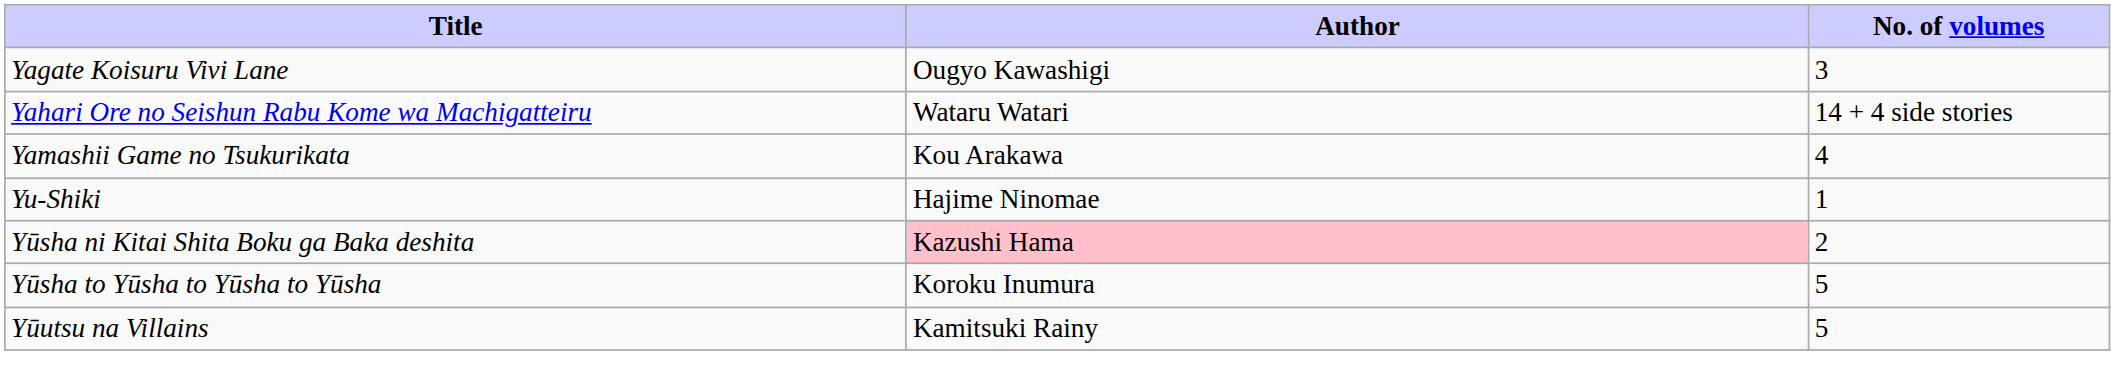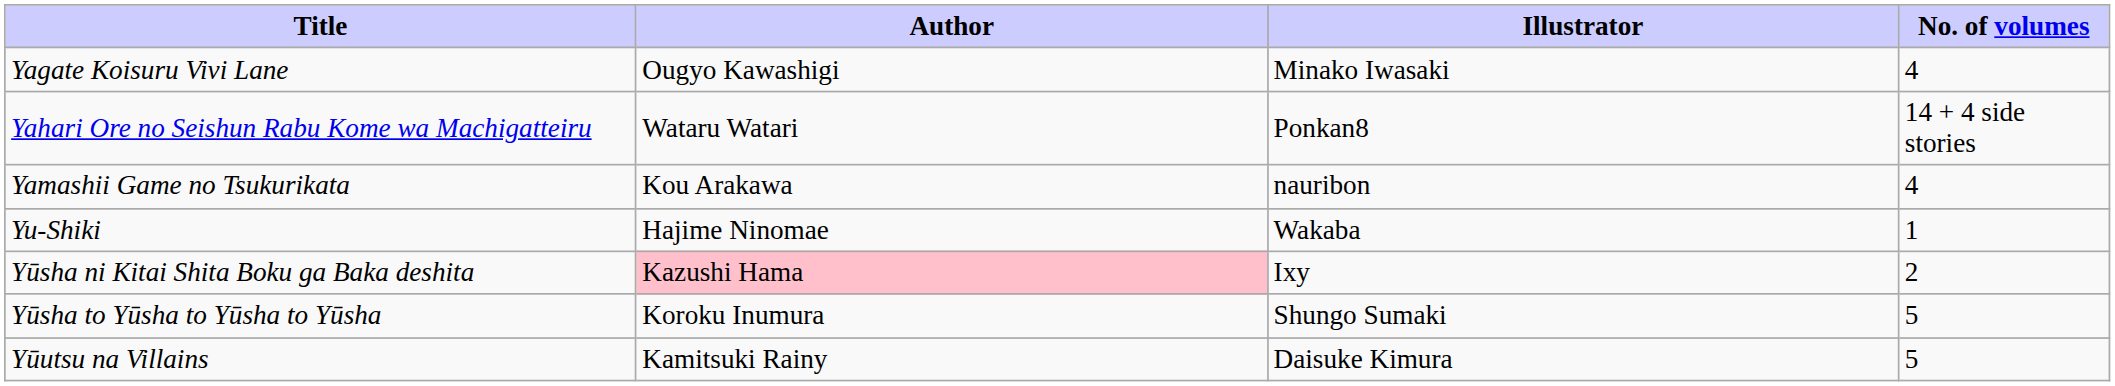+ column: (1583, 26)
(1821, 69) 3 -> (1912, 69) 4
